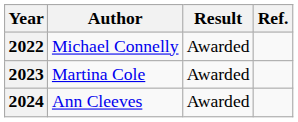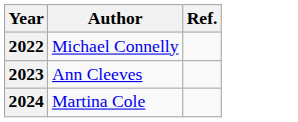- column: (218, 18)
(99, 74) Martina Cole -> (97, 74) Ann Cleeves
(97, 102) Ann Cleeves -> (99, 102) Martina Cole
